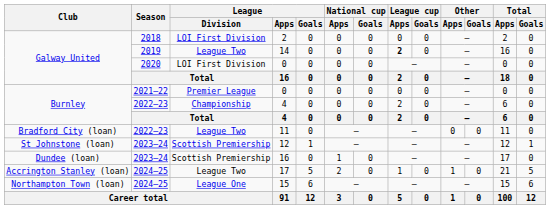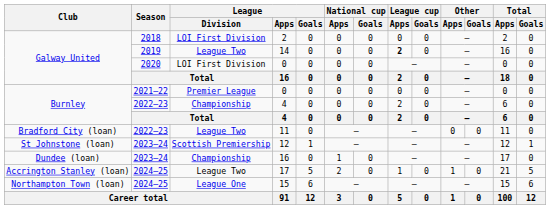(221, 158) Scottish Premiership -> (221, 158) Championship
